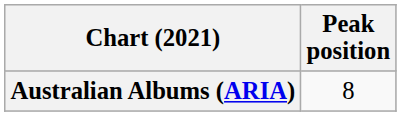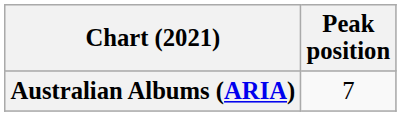(348, 90) 8 -> (348, 90) 7
